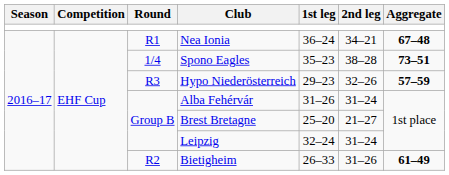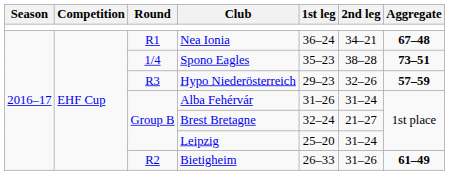(319, 120) 25–20 -> (319, 120) 32–24
(319, 140) 32–24 -> (319, 140) 25–20
